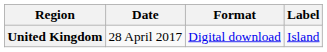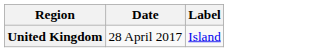- column: (235, 15)
